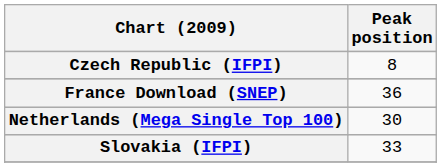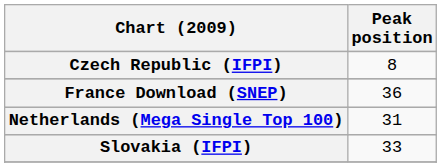(392, 121) 30 -> (392, 121) 31
